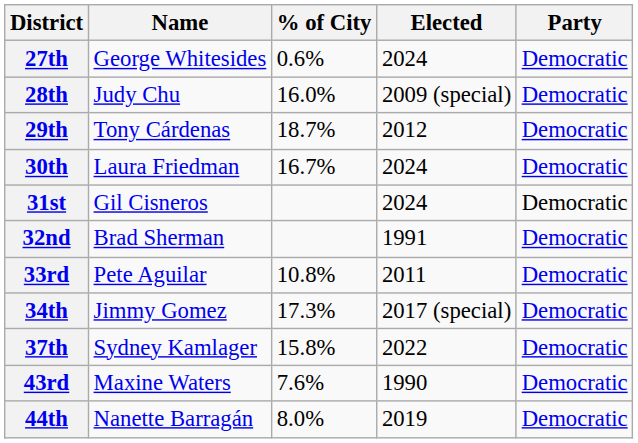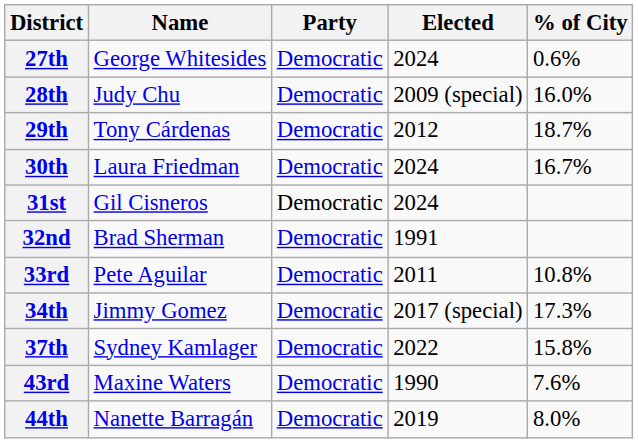columns swapped: (575, 22) <-> (324, 22)
